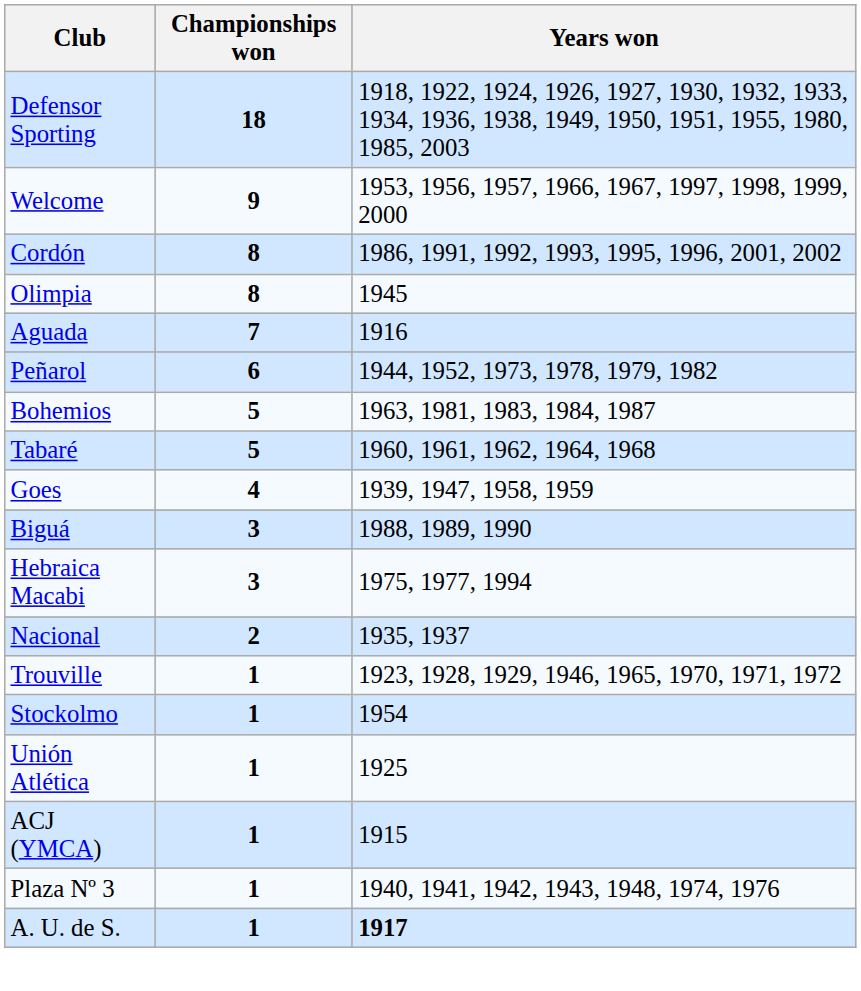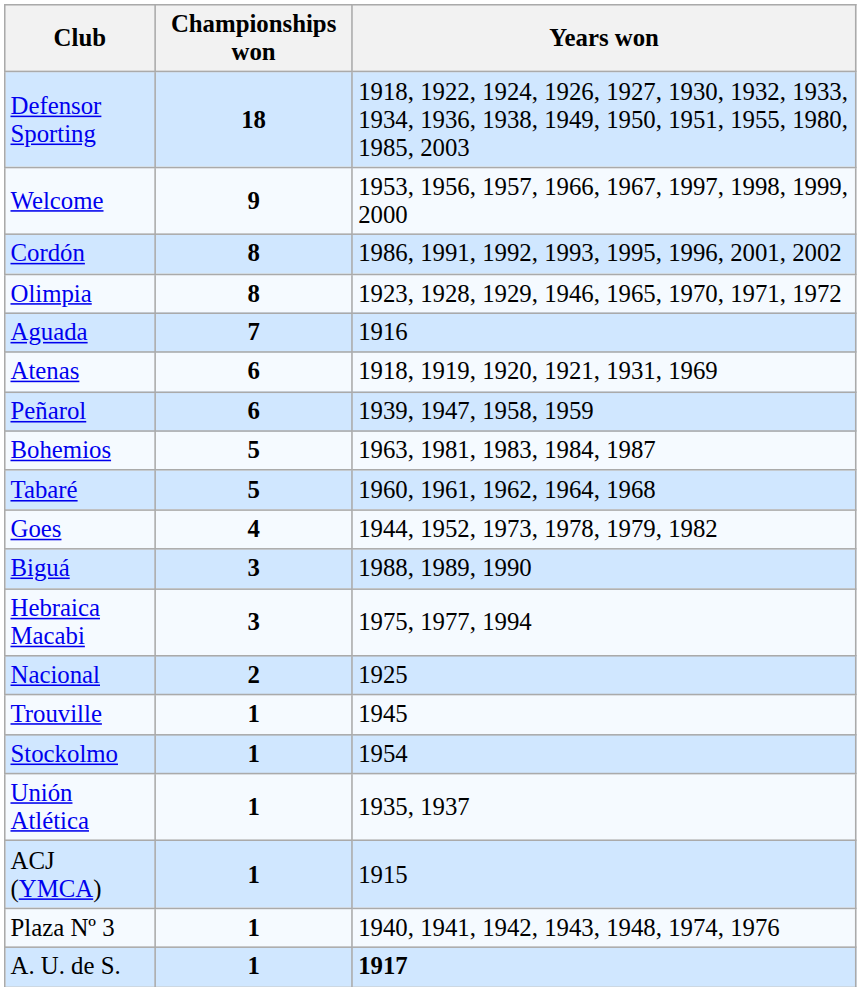(383, 293) 1945 -> (600, 293) 1923, 1928, 1929, 1946, 1965, 1970, 1971, 1972
+ row: (45, 371)
(538, 371) 1944, 1952, 1973, 1978, 1979, 1982 -> (476, 411) 1939, 1947, 1958, 1959
(476, 489) 1939, 1947, 1958, 1959 -> (538, 529) 1944, 1952, 1973, 1978, 1979, 1982
(414, 635) 1935, 1937 -> (383, 674) 1925
(600, 674) 1923, 1928, 1929, 1946, 1965, 1970, 1971, 1972 -> (383, 714) 1945
(383, 767) 1925 -> (414, 806) 1935, 1937
